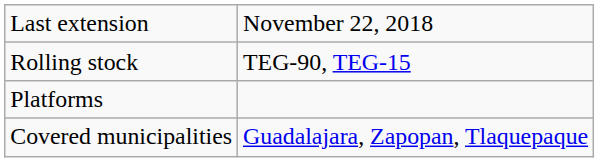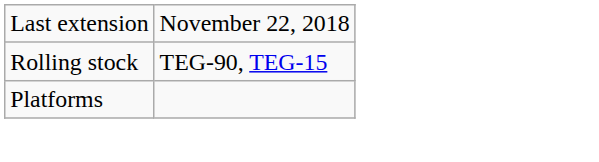- row: (121, 136)
